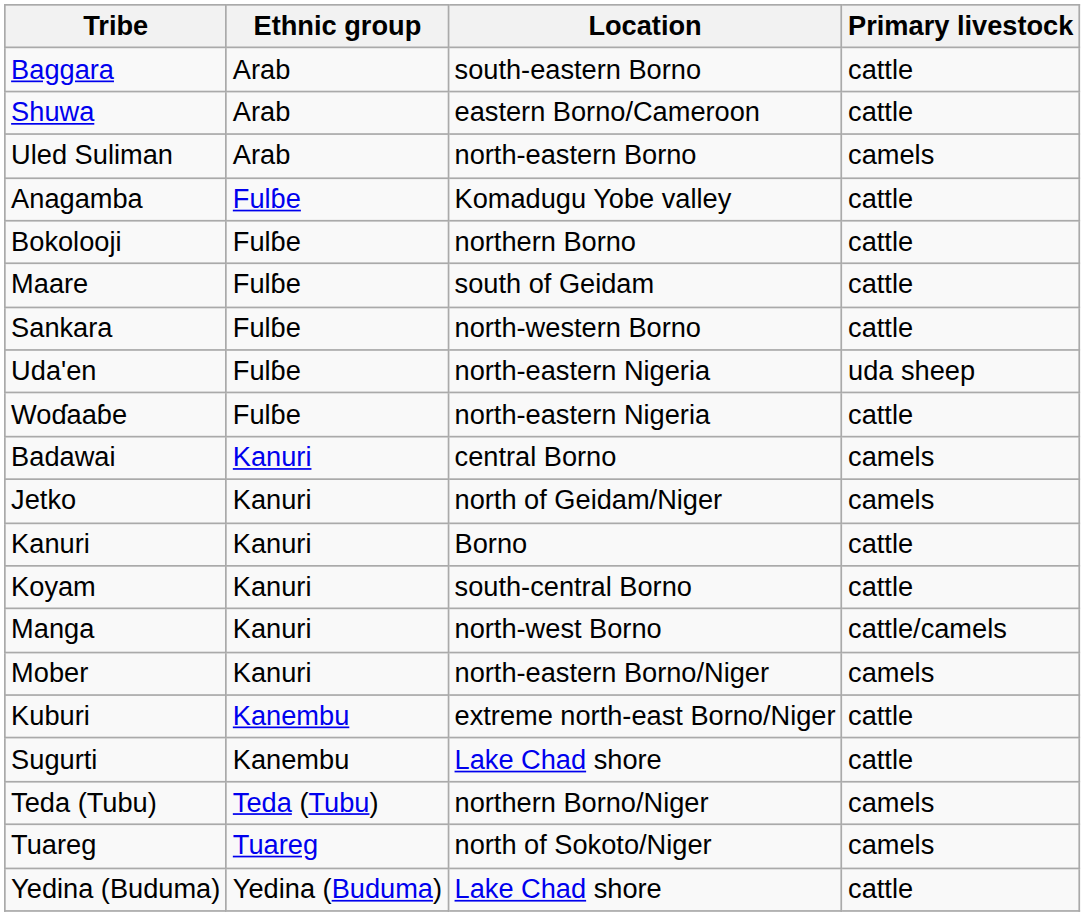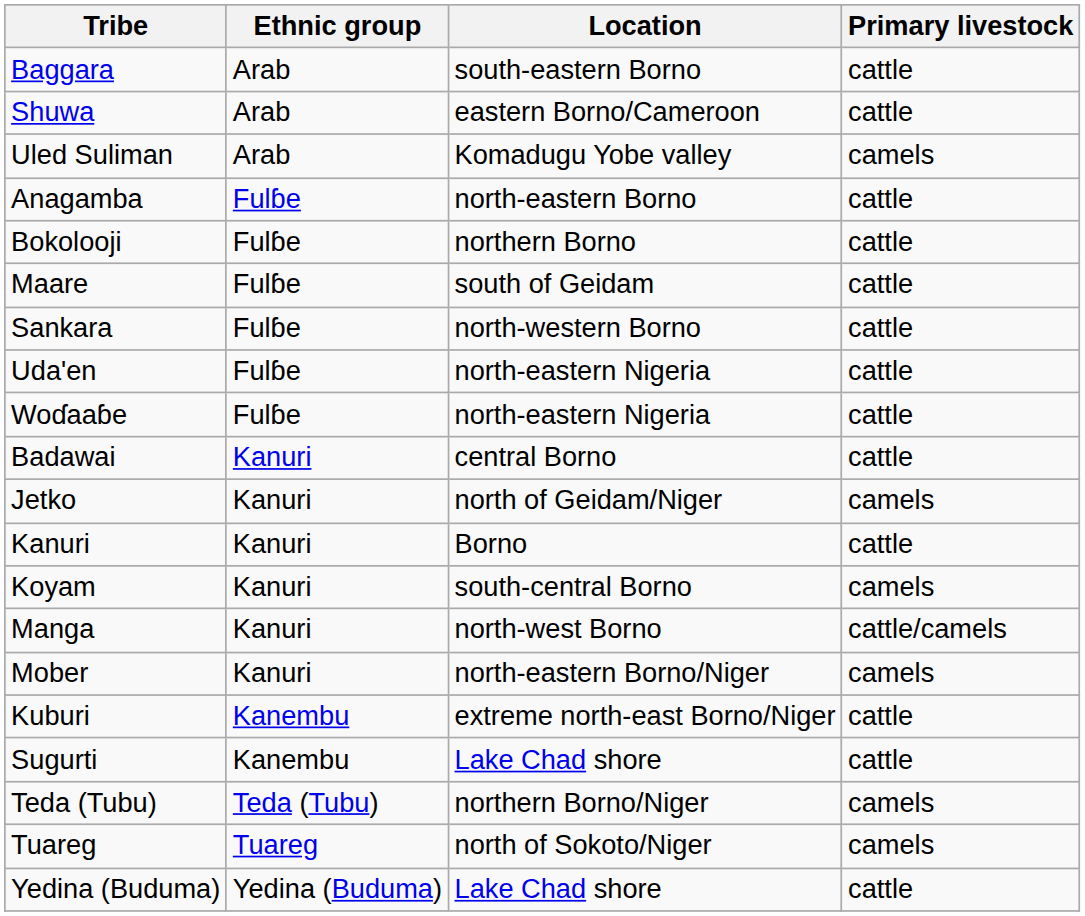(576, 155) north-eastern Borno -> (593, 155) Komadugu Yobe valley
(593, 198) Komadugu Yobe valley -> (576, 198) north-eastern Borno
(912, 371) uda sheep -> (881, 371) cattle
(891, 457) camels -> (881, 457) cattle
(881, 586) cattle -> (891, 586) camels
